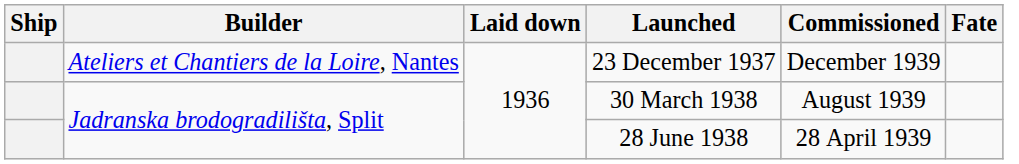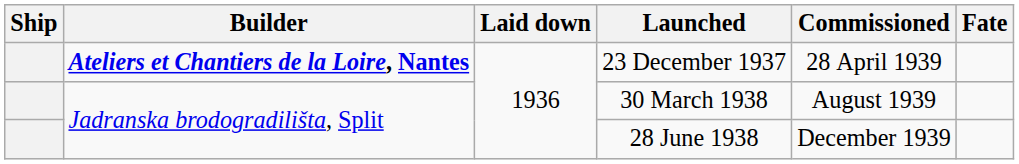(264, 61) normal -> (269, 61) bold
(864, 61) December 1939 -> (874, 61) 28 April 1939
(864, 138) 28 April 1939 -> (874, 138) December 1939
